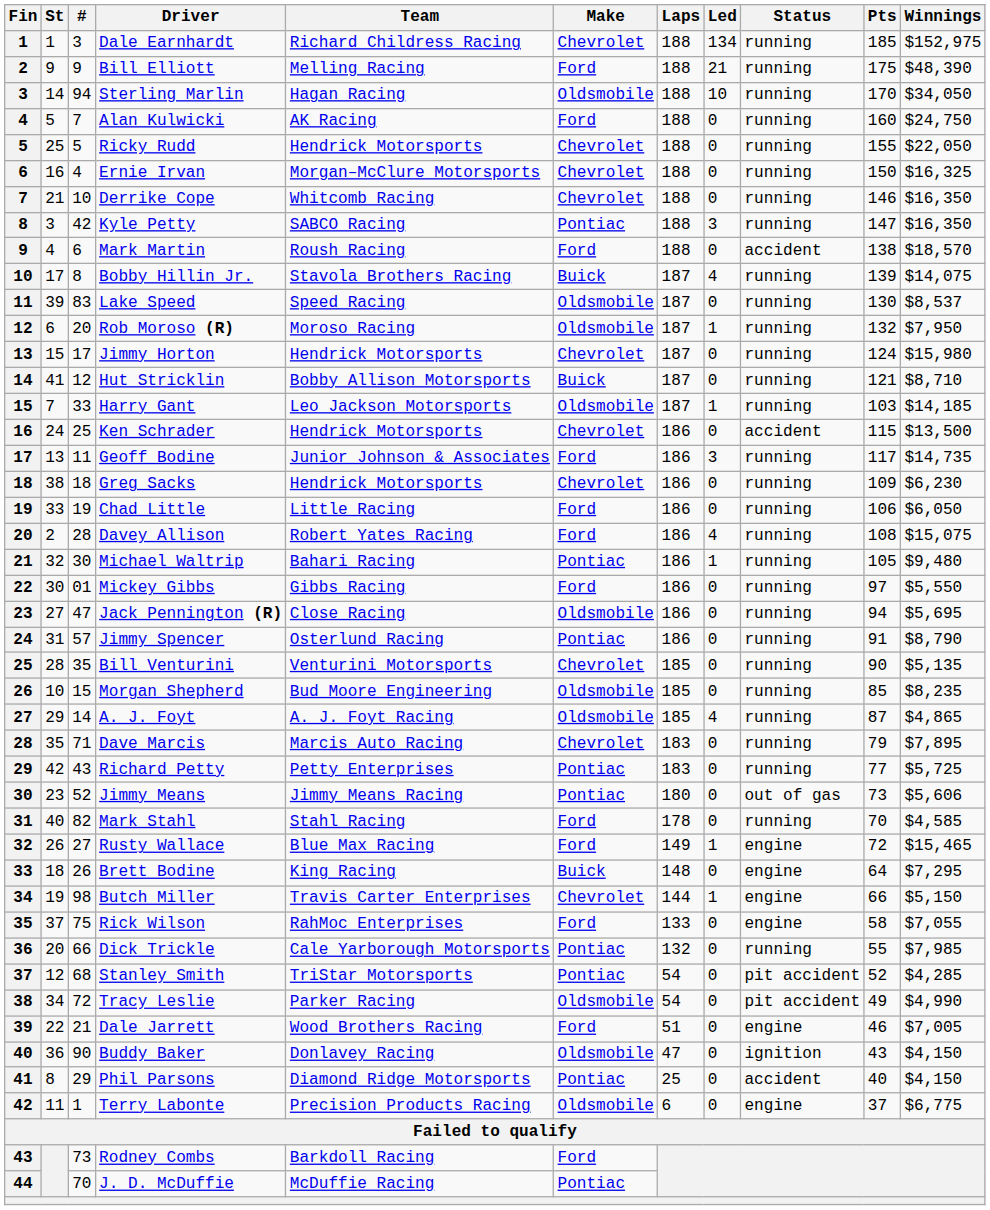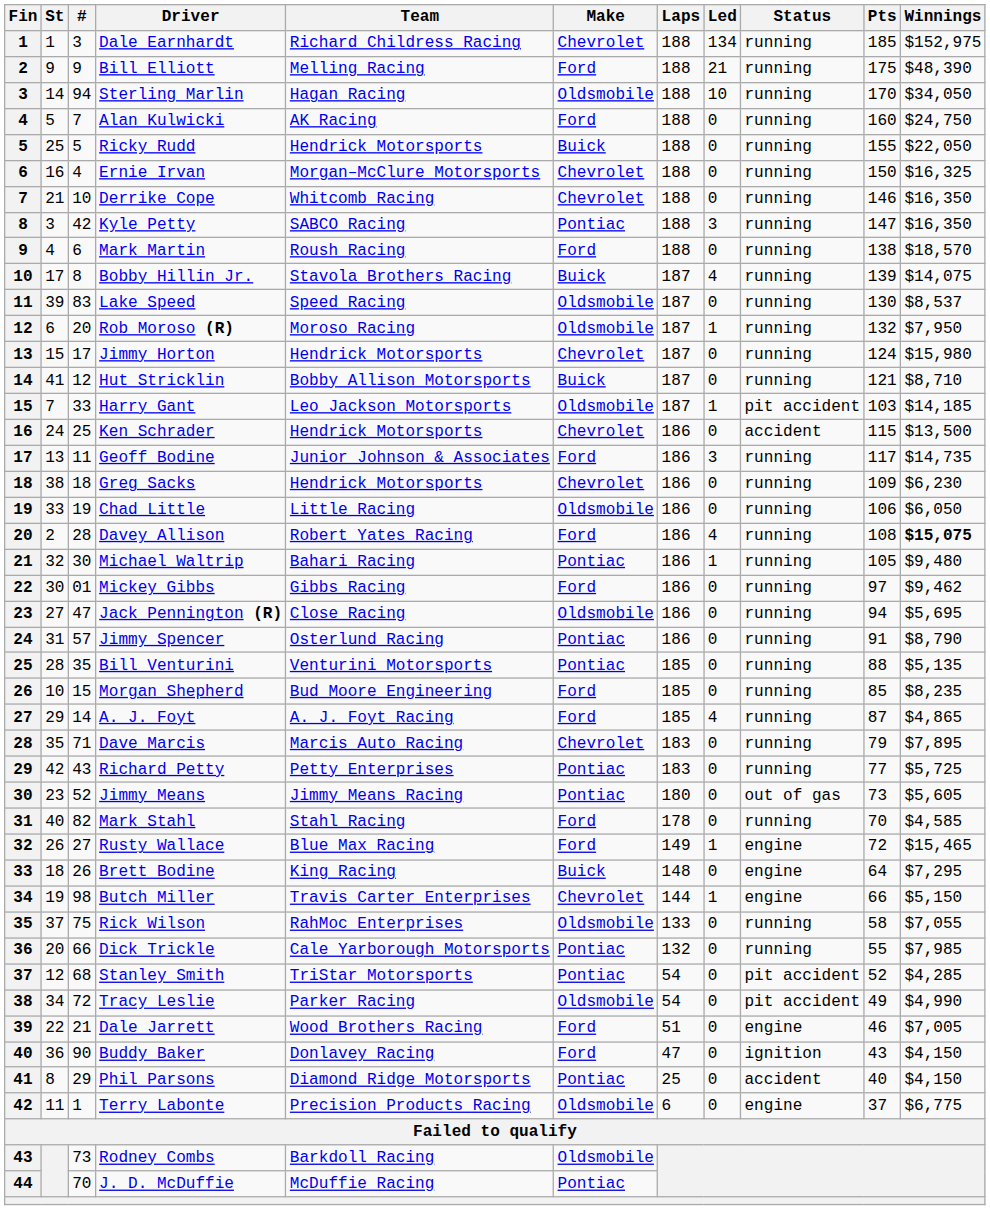(601, 148) Chevrolet -> (582, 148) Buick
(783, 251) accident -> (778, 251) running
(778, 407) running -> (802, 407) pit accident
(577, 510) Ford -> (606, 510) Oldsmobile
(938, 536) normal -> (938, 536) bold
(933, 588) $5,550 -> (933, 588) $9,462
(601, 666) Chevrolet -> (591, 666) Pontiac
(877, 666) 90 -> (877, 666) 88
(606, 692) Oldsmobile -> (577, 692) Ford
(606, 718) Oldsmobile -> (577, 718) Ford
(933, 796) $5,606 -> (933, 796) $5,605
(577, 925) Ford -> (606, 925) Oldsmobile
(773, 925) engine -> (778, 925) running
(606, 1055) Oldsmobile -> (577, 1055) Ford
(577, 1158) Ford -> (606, 1158) Oldsmobile
